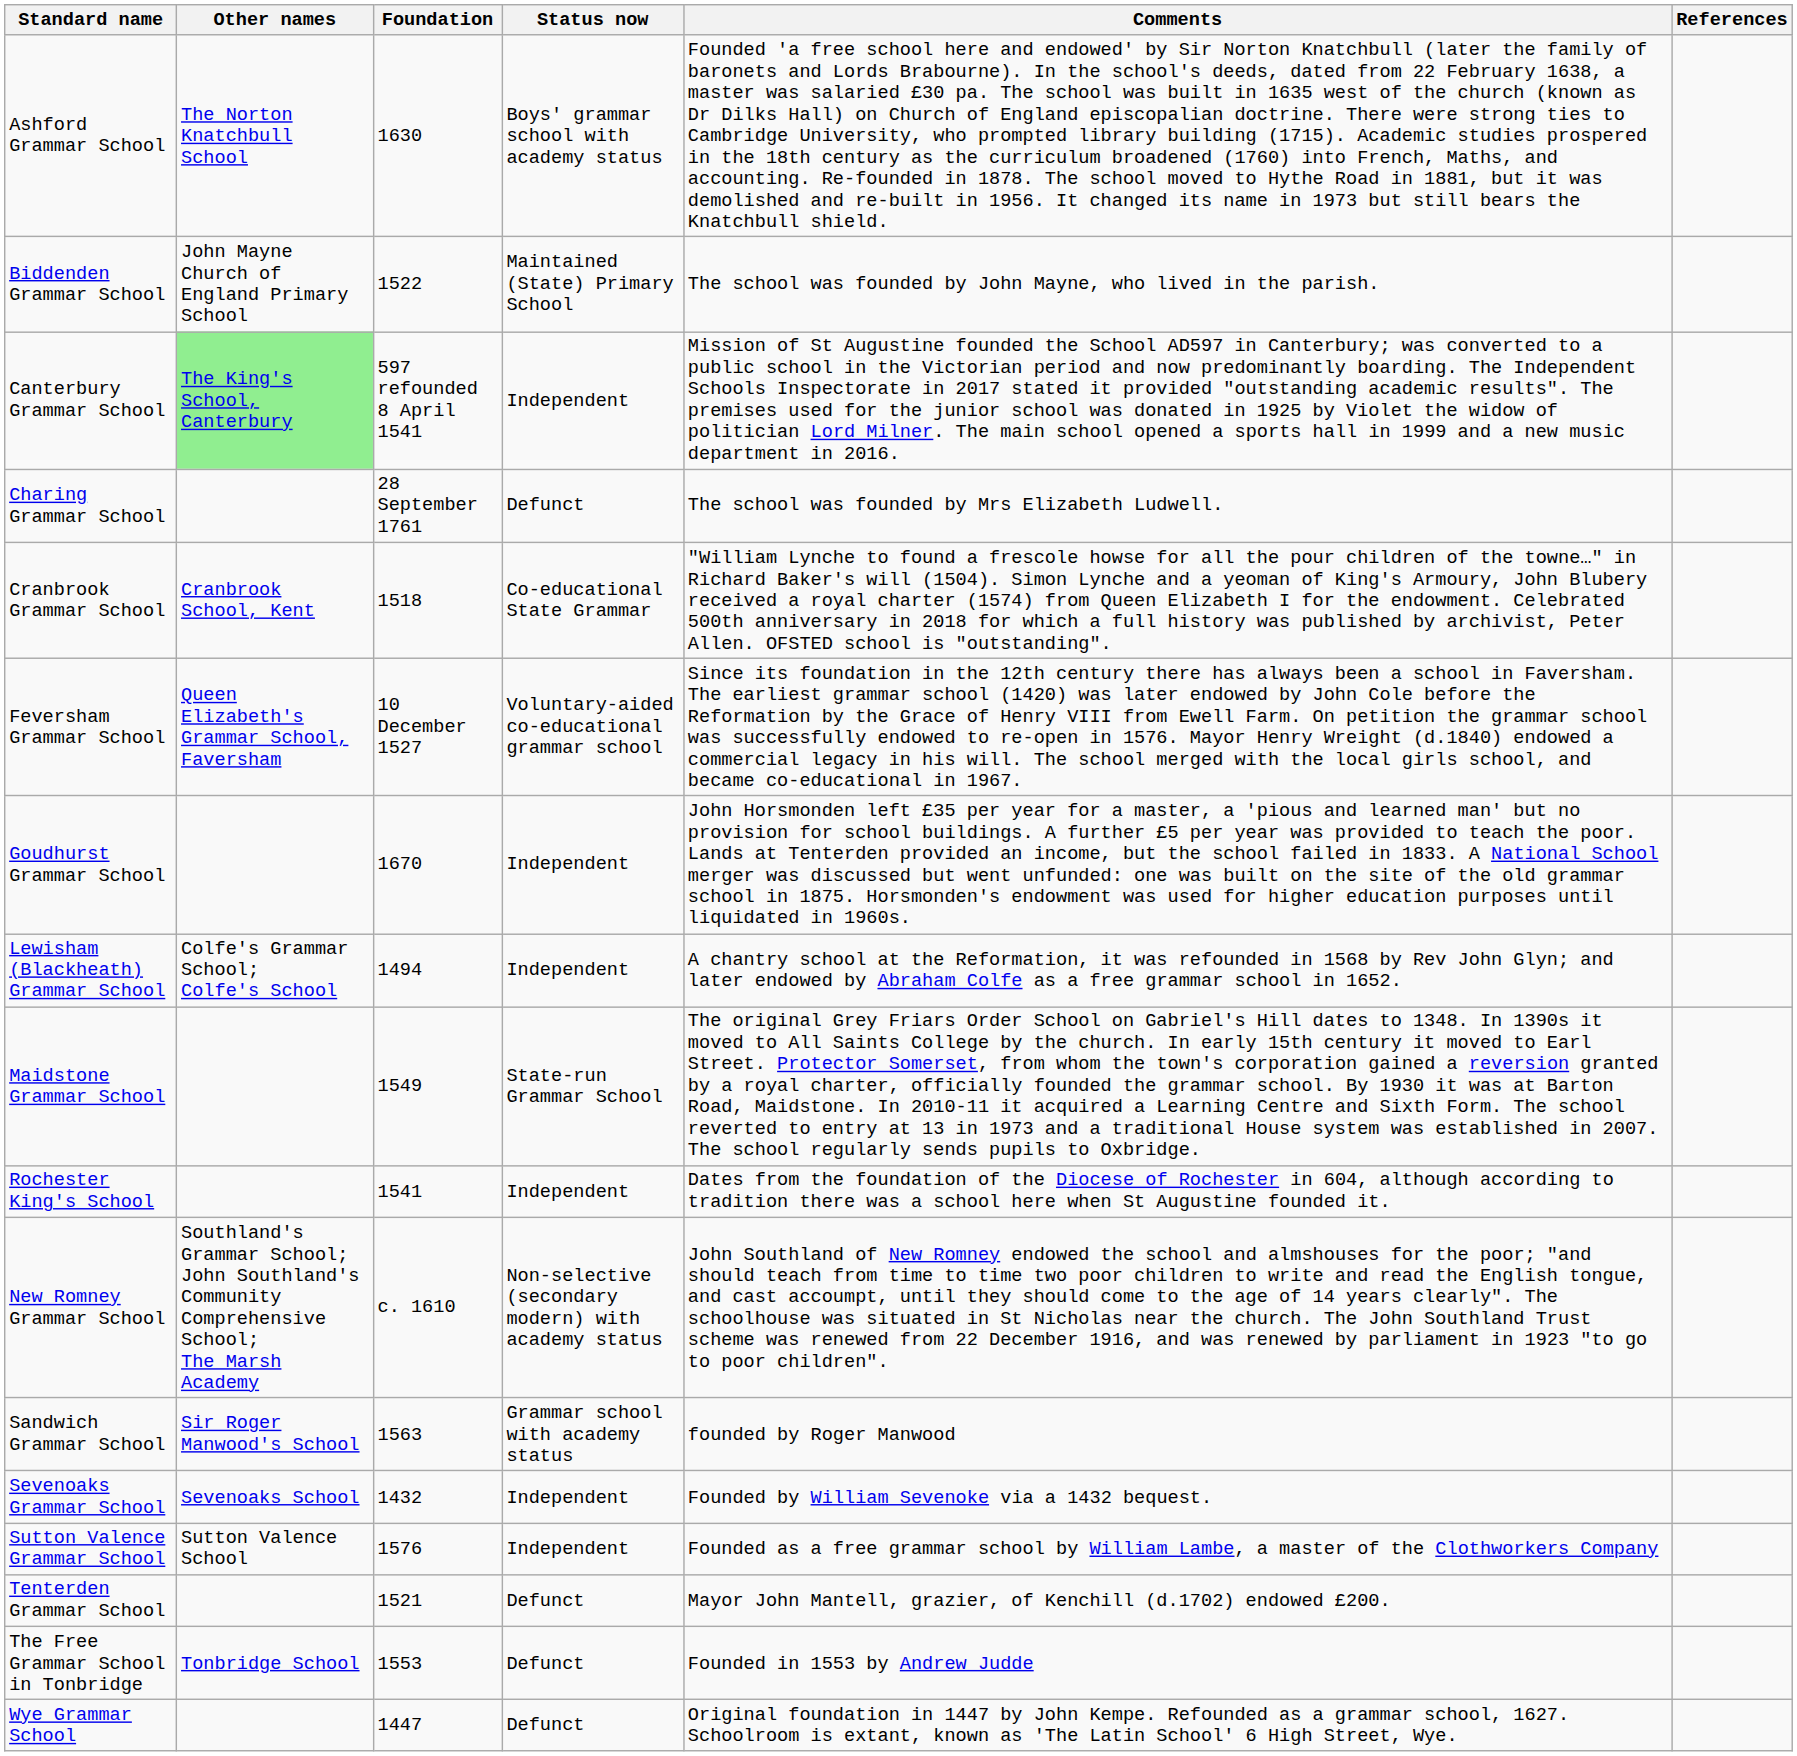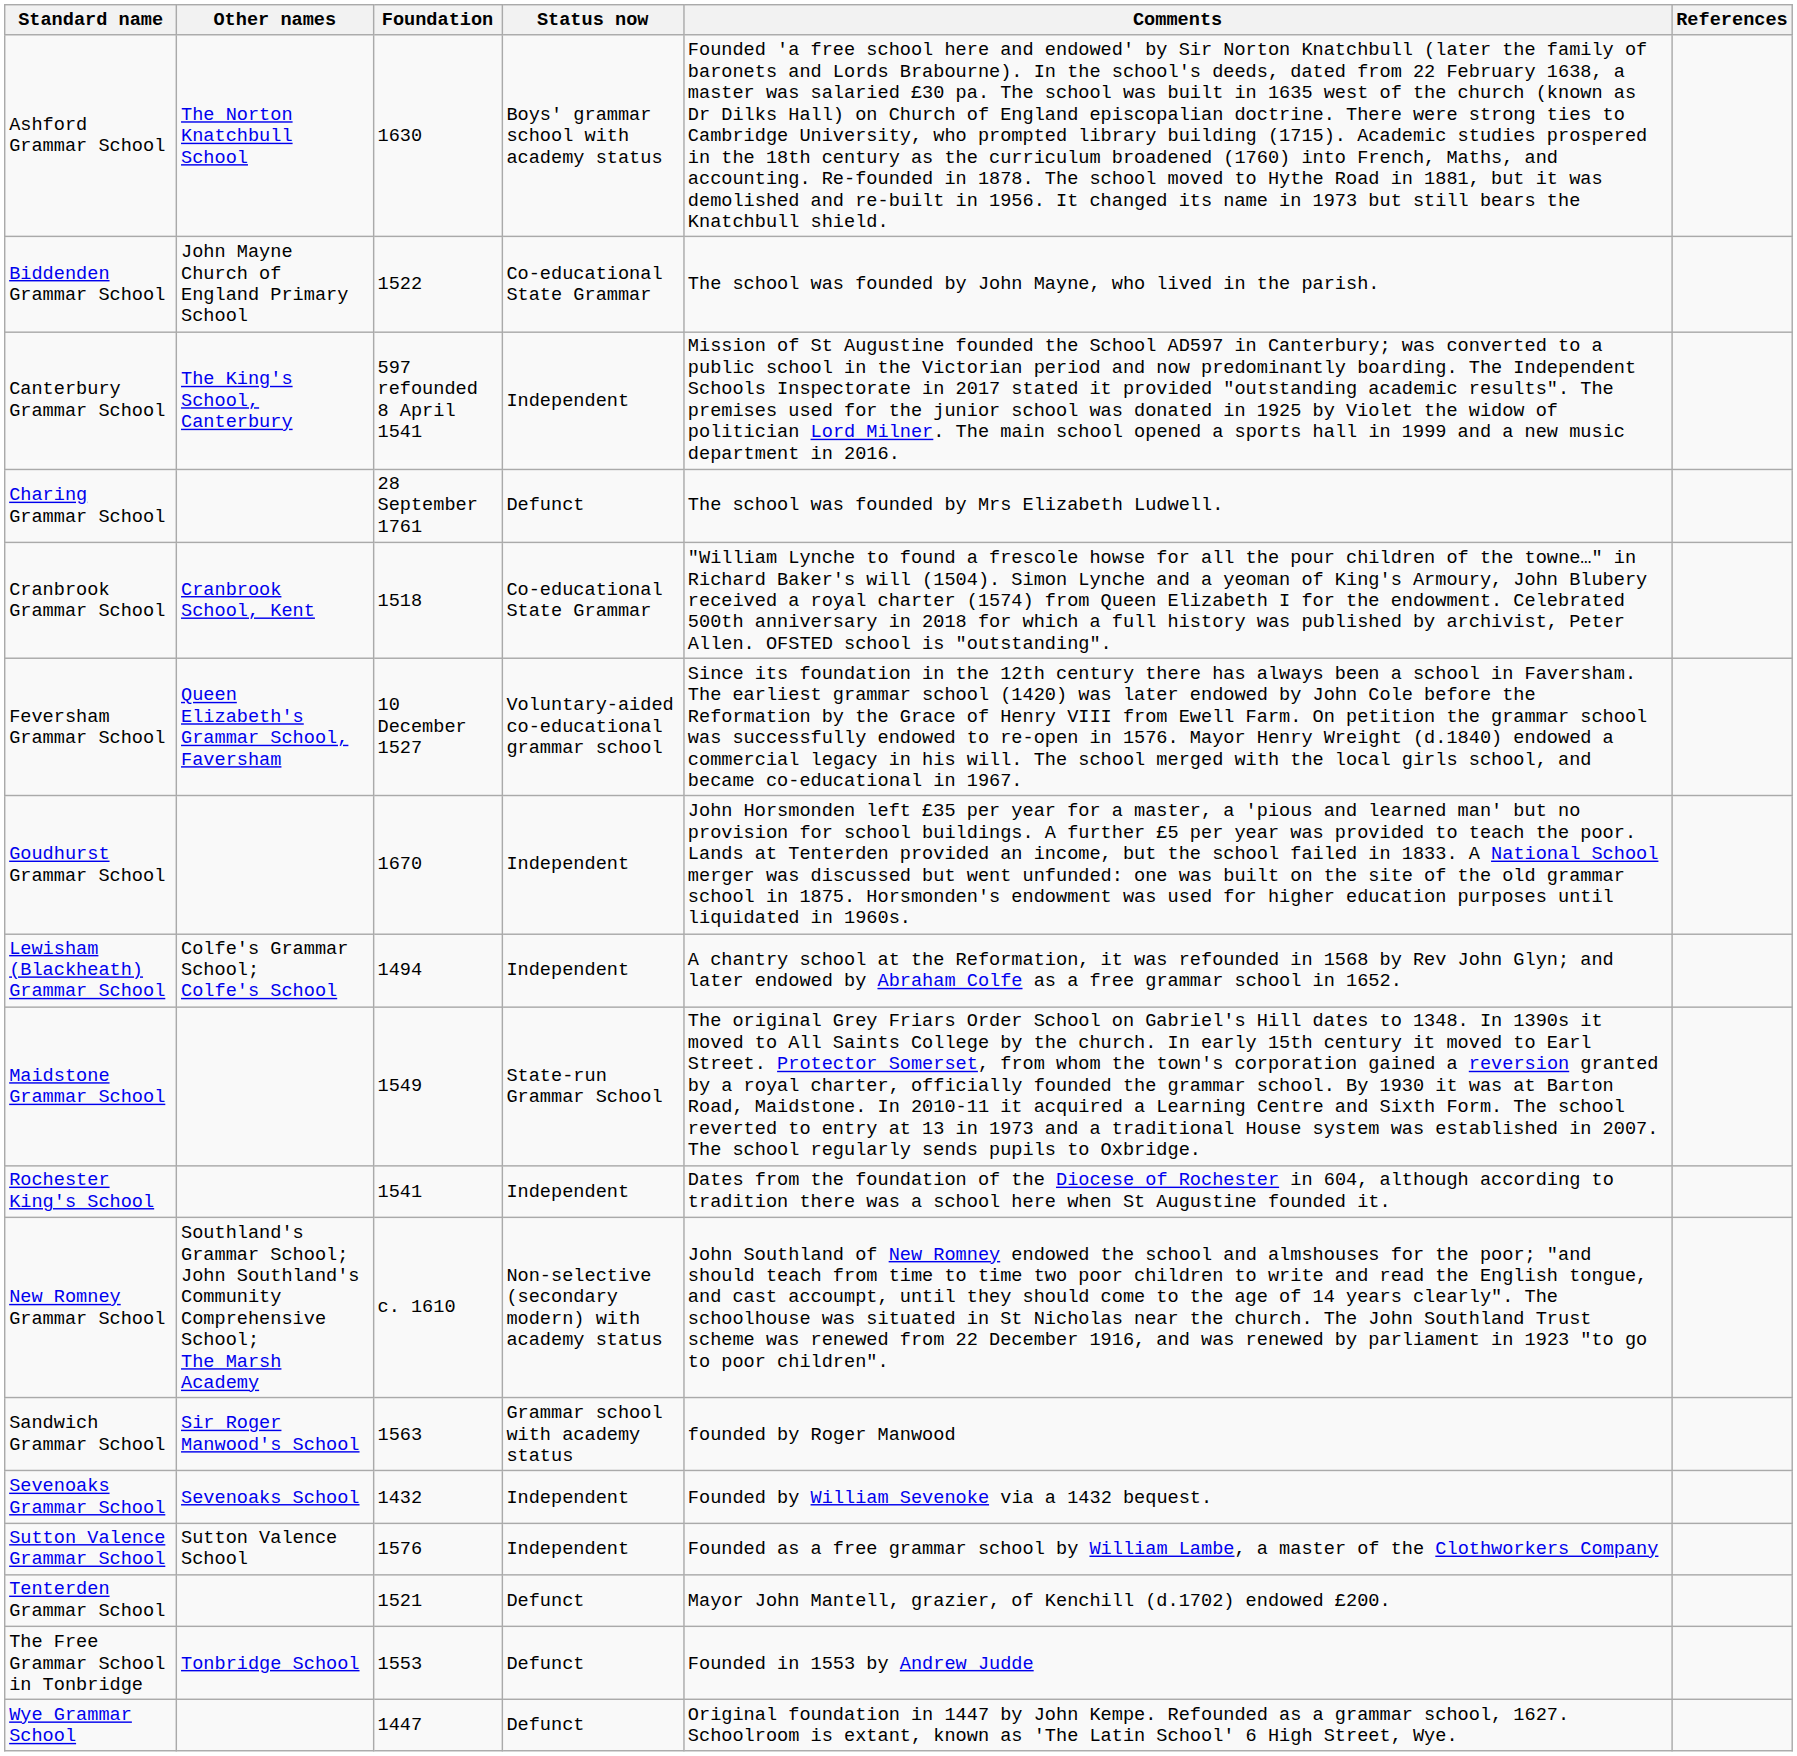(590, 284) Maintained (State) Primary School -> (584, 284) Co-educational State Grammar
(237, 400) lightgreen background -> (237, 400) no background
